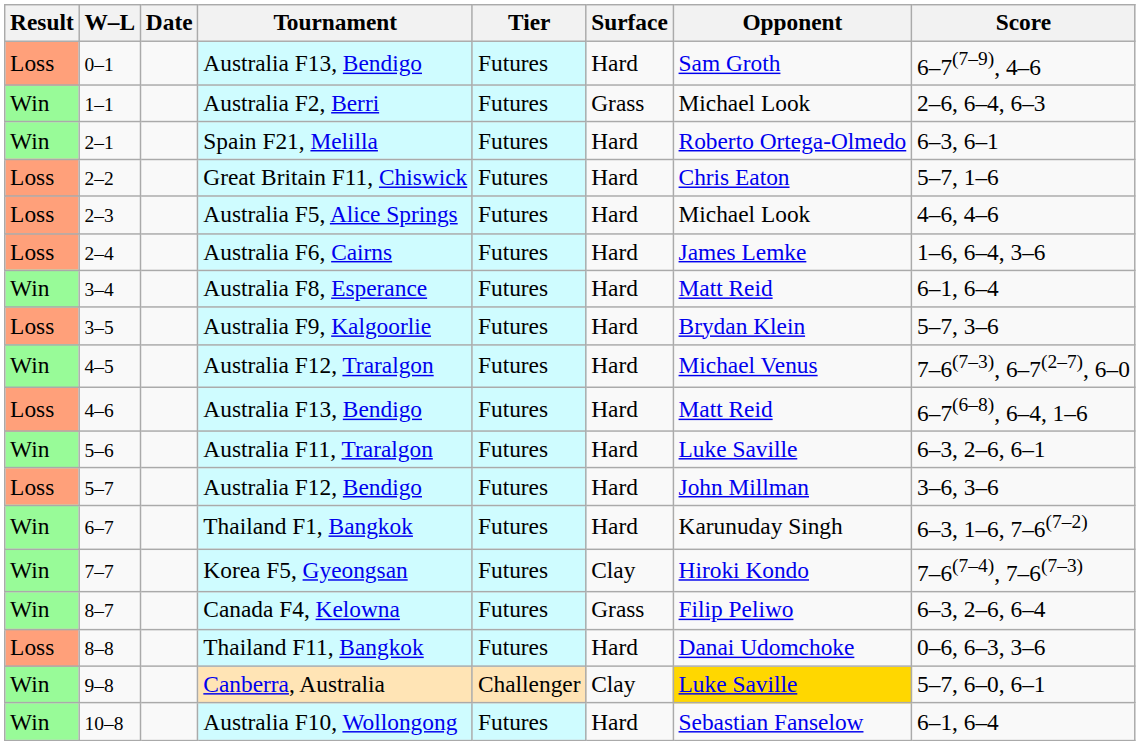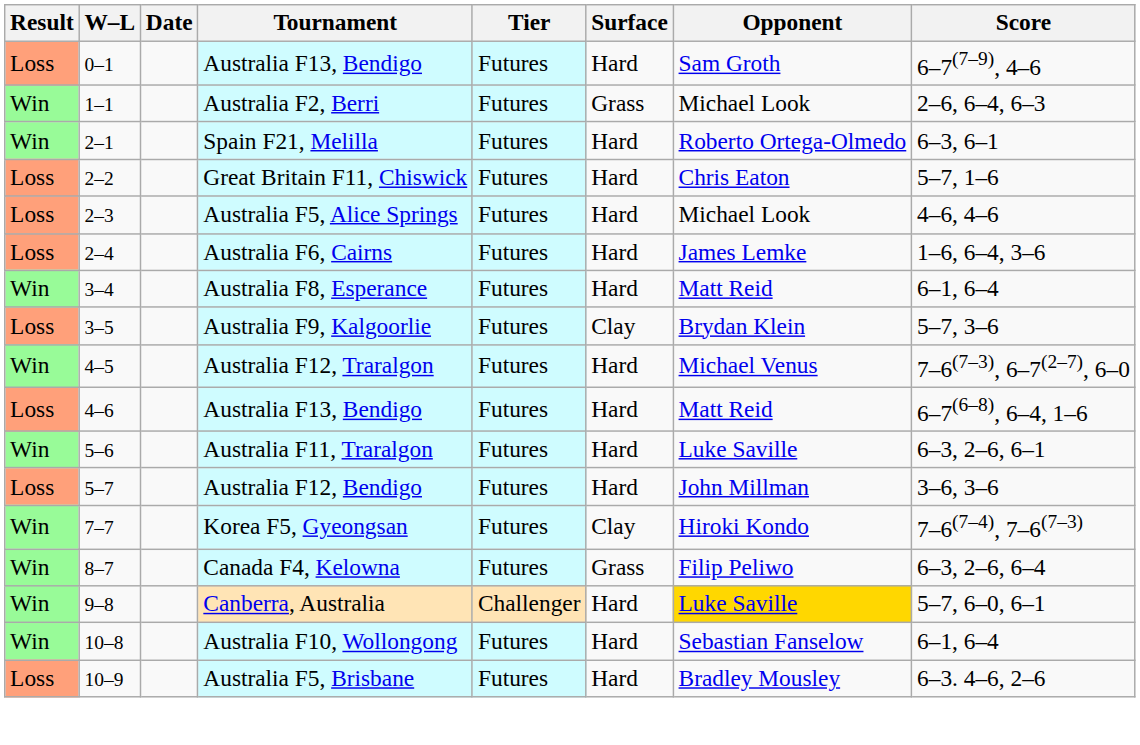(615, 325) Hard -> (613, 325) Clay
- row: (99, 528)
- row: (99, 648)
(613, 684) Clay -> (615, 604) Hard
+ row: (104, 679)
